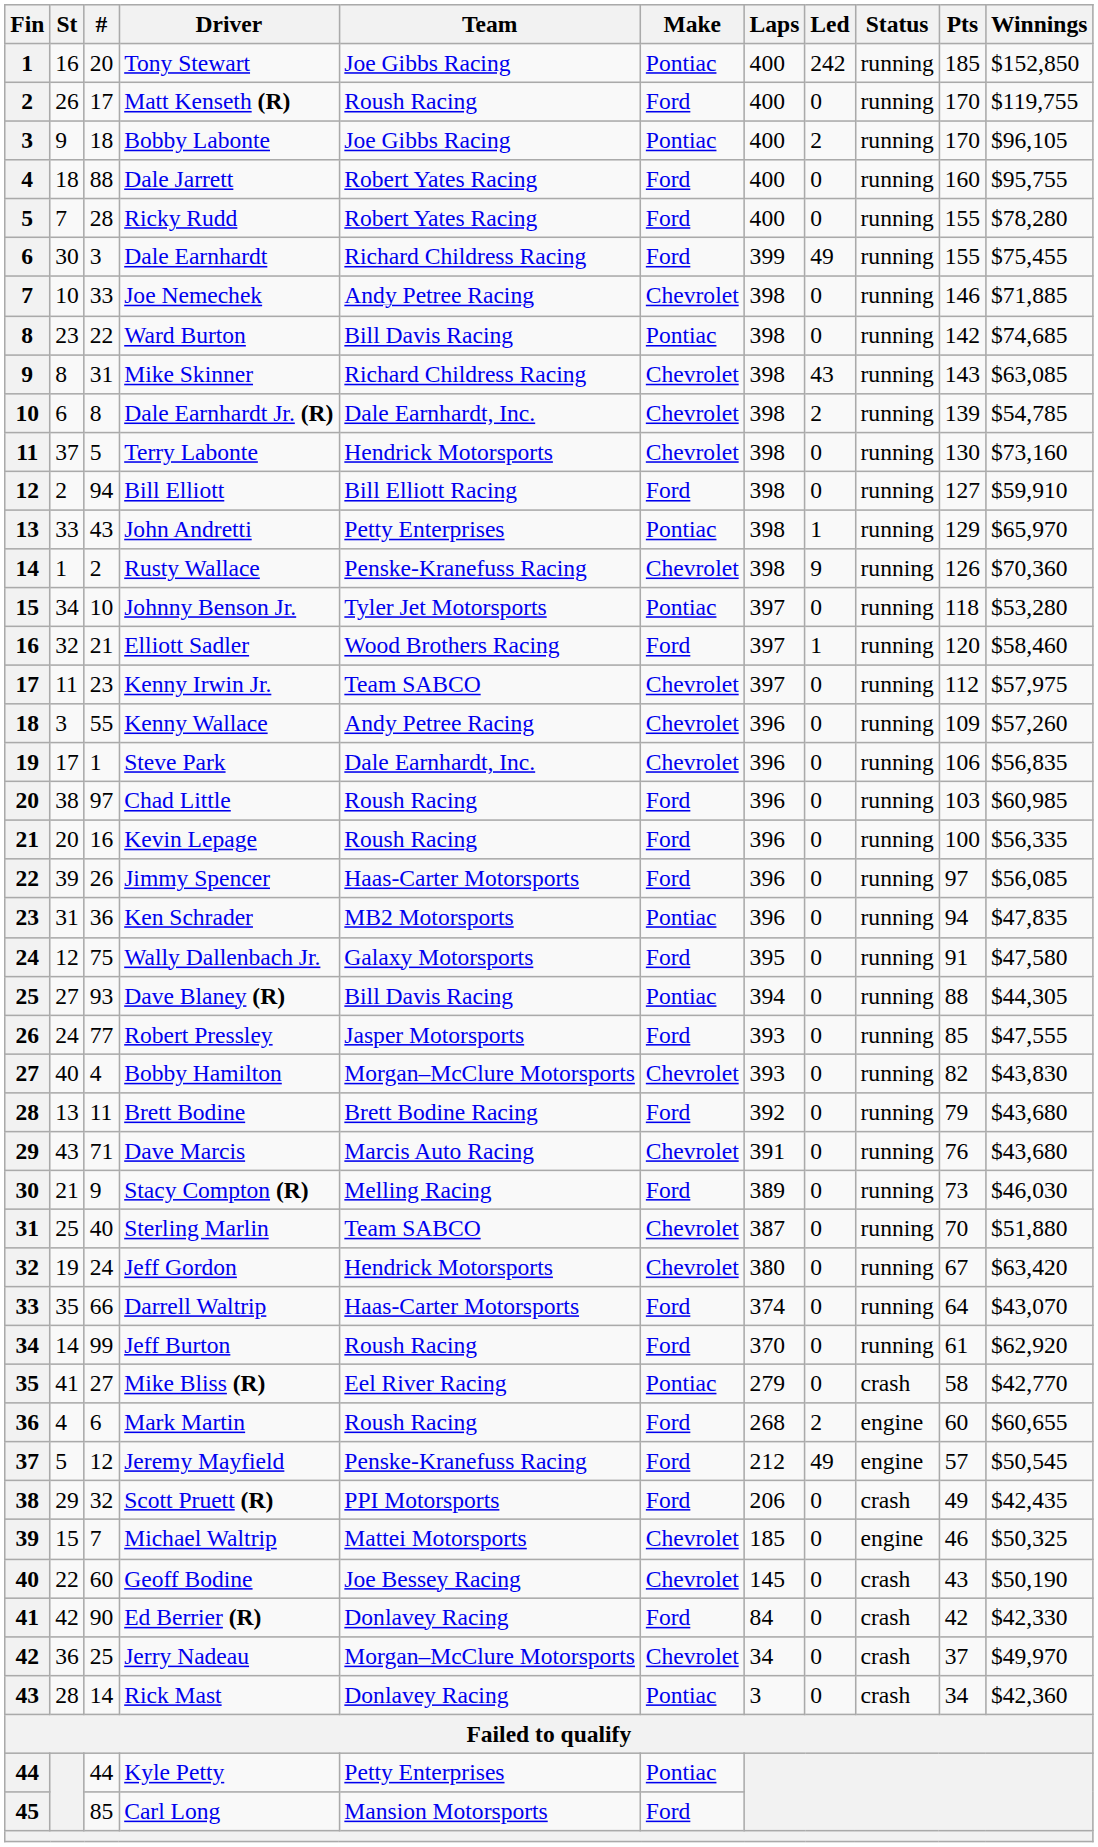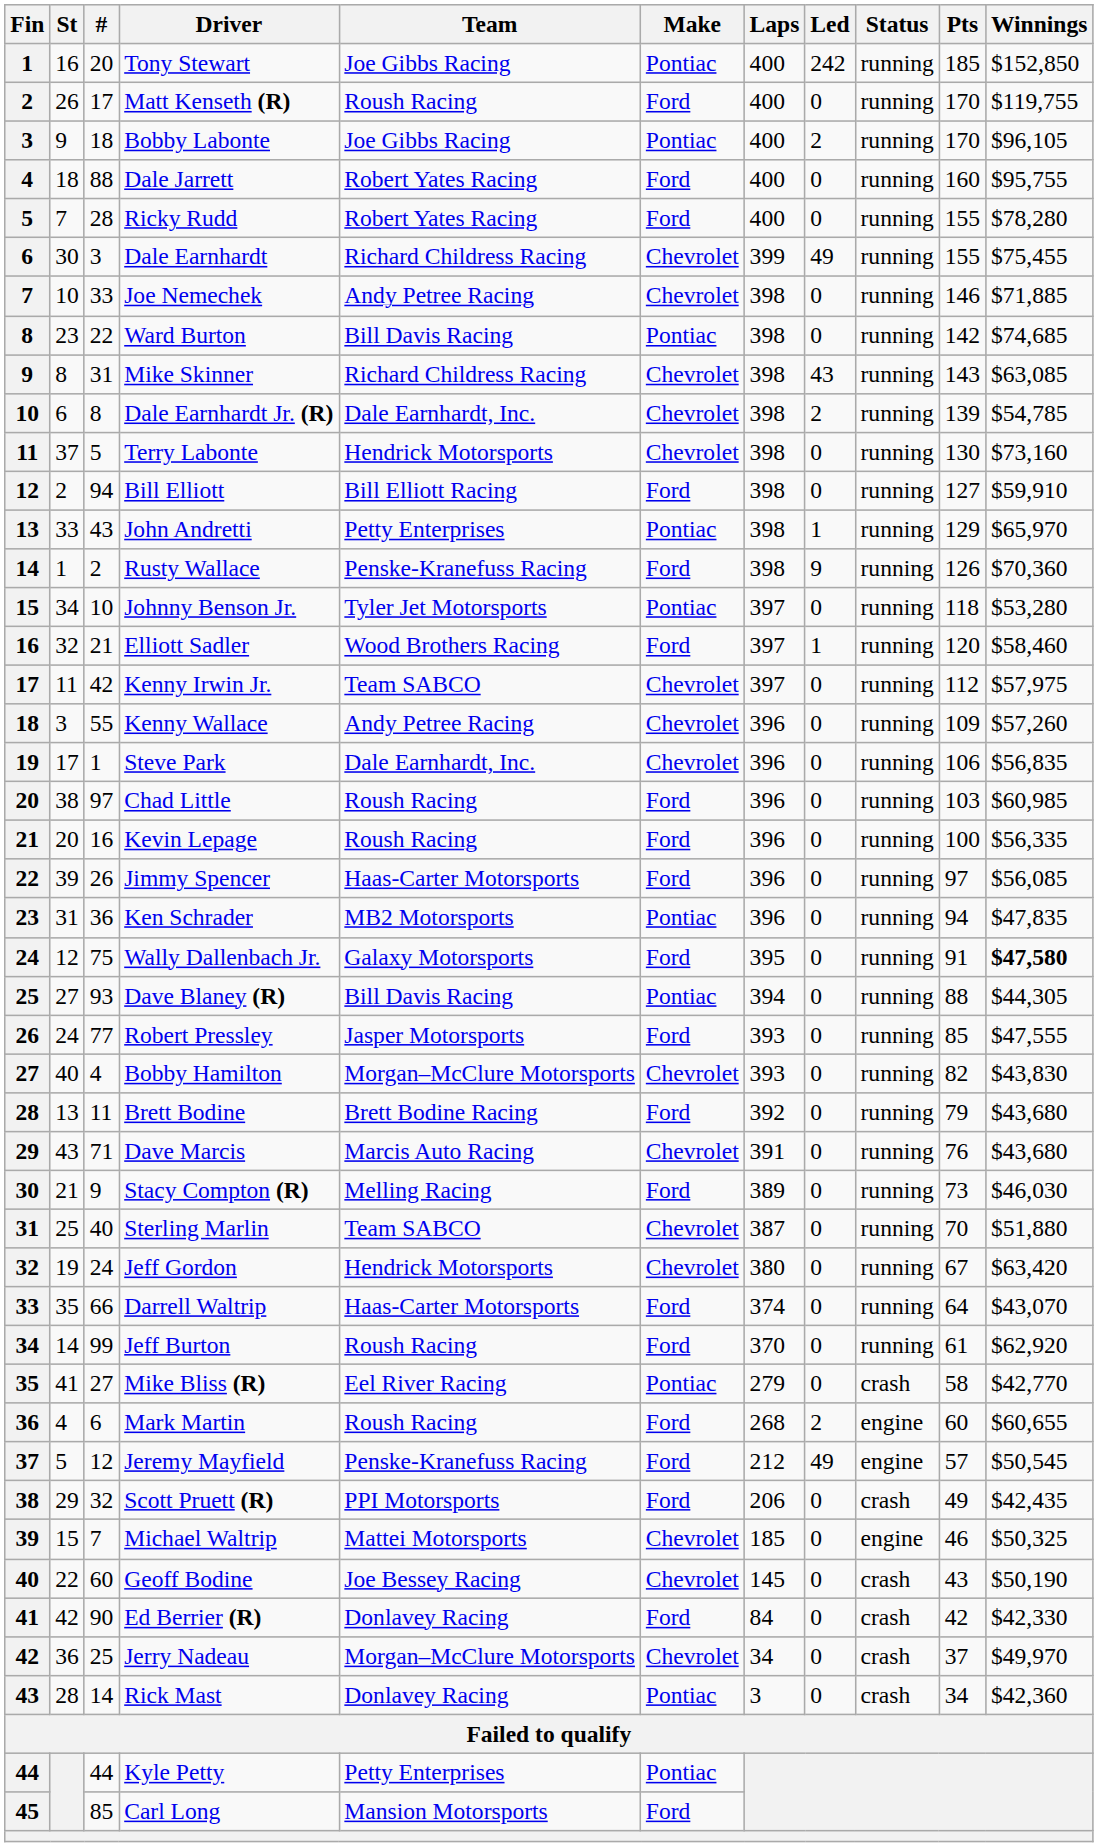(668, 257) Ford -> (692, 257) Chevrolet
(692, 567) Chevrolet -> (668, 567) Ford
(101, 684) 23 -> (101, 684) 42
(1029, 956) normal -> (1029, 956) bold
